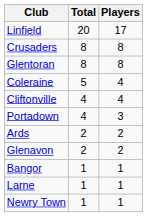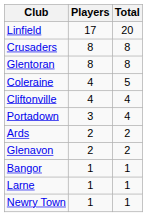columns swapped: (120, 13) <-> (84, 13)
